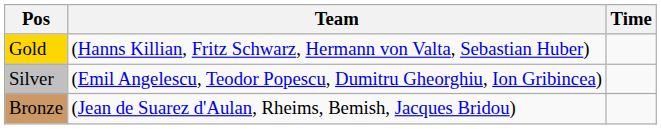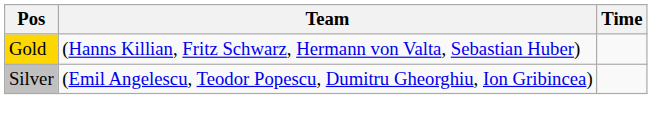- row: (36, 108)
